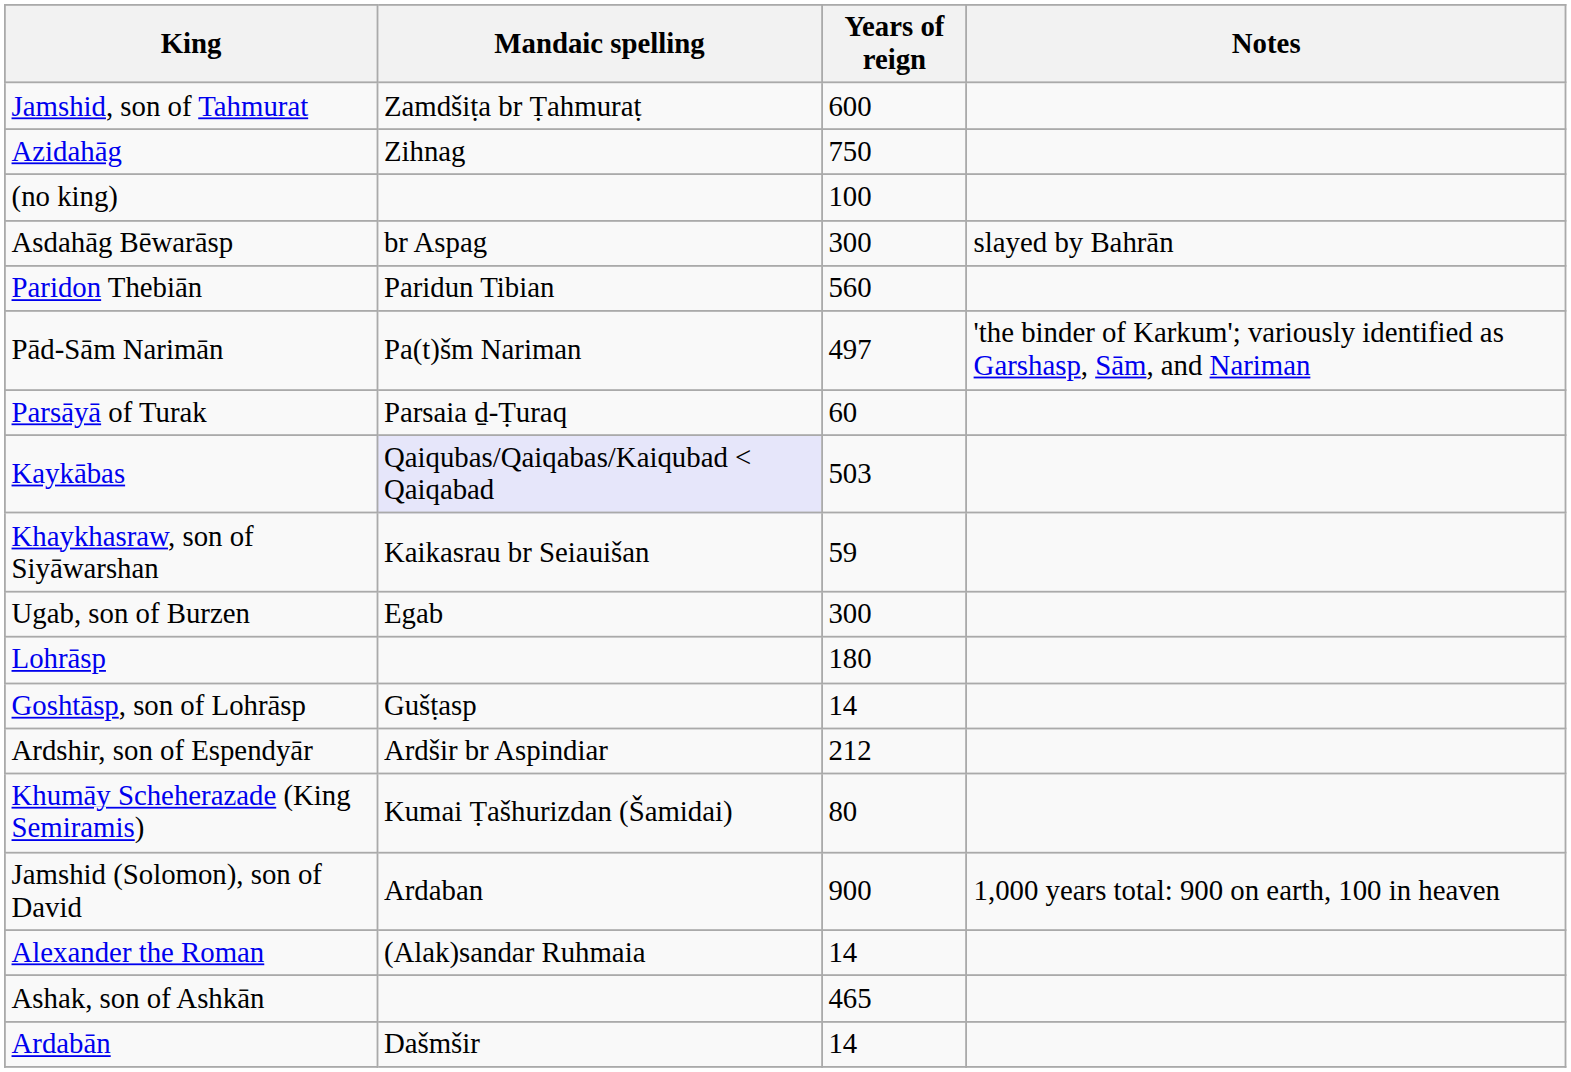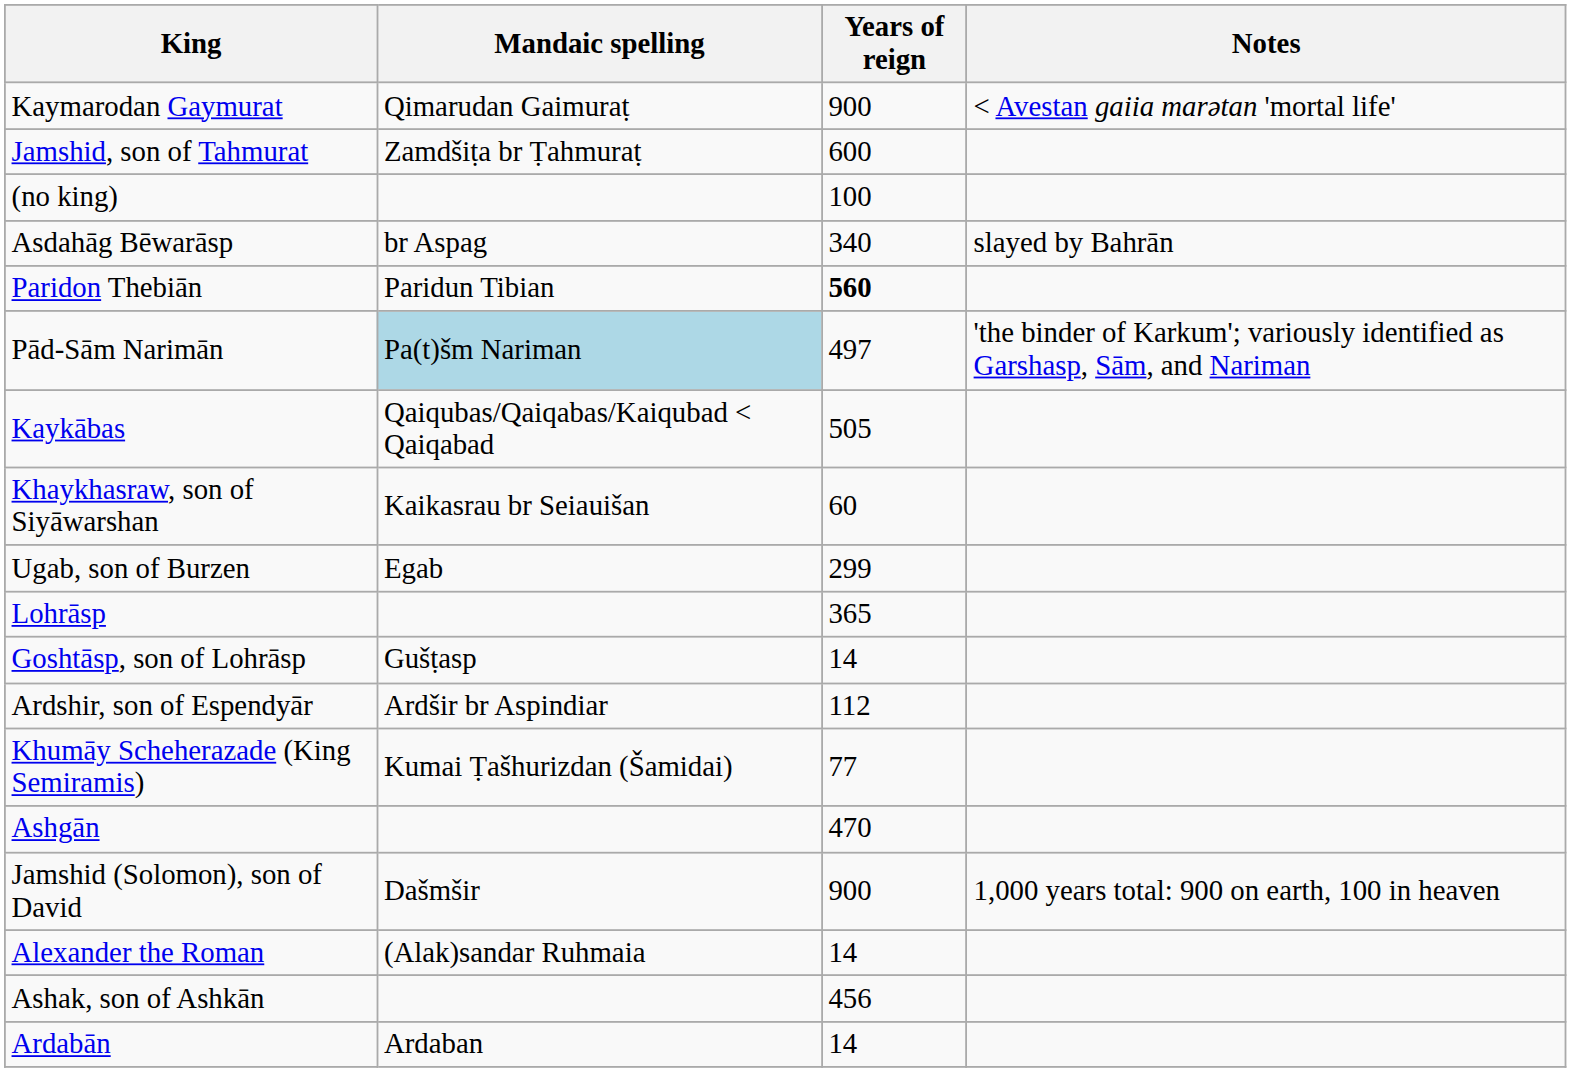+ row: (147, 105)
- row: (67, 151)
(850, 242) 300 -> (850, 242) 340
(850, 288) normal -> (850, 288) bold
(483, 349) no background -> (483, 349) lightblue background
- row: (109, 411)
(568, 473) lavender background -> (568, 428) no background
(850, 473) 503 -> (850, 428) 505
(843, 551) 59 -> (843, 506) 60
(850, 613) 300 -> (850, 568) 299
(850, 659) 180 -> (850, 613) 365
(850, 750) 212 -> (850, 705) 112
(843, 812) 80 -> (843, 766) 77
+ row: (56, 828)
(433, 890) Ardaban -> (432, 890) Dašmšir
(850, 998) 465 -> (850, 998) 456
(432, 1043) Dašmšir -> (433, 1043) Ardaban
